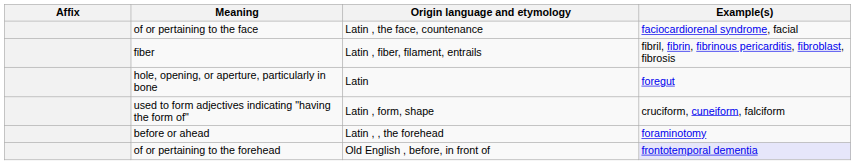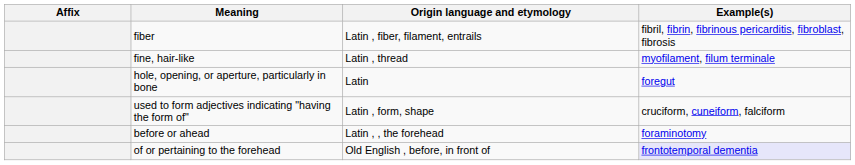- row: (196, 30)
+ row: (164, 59)
